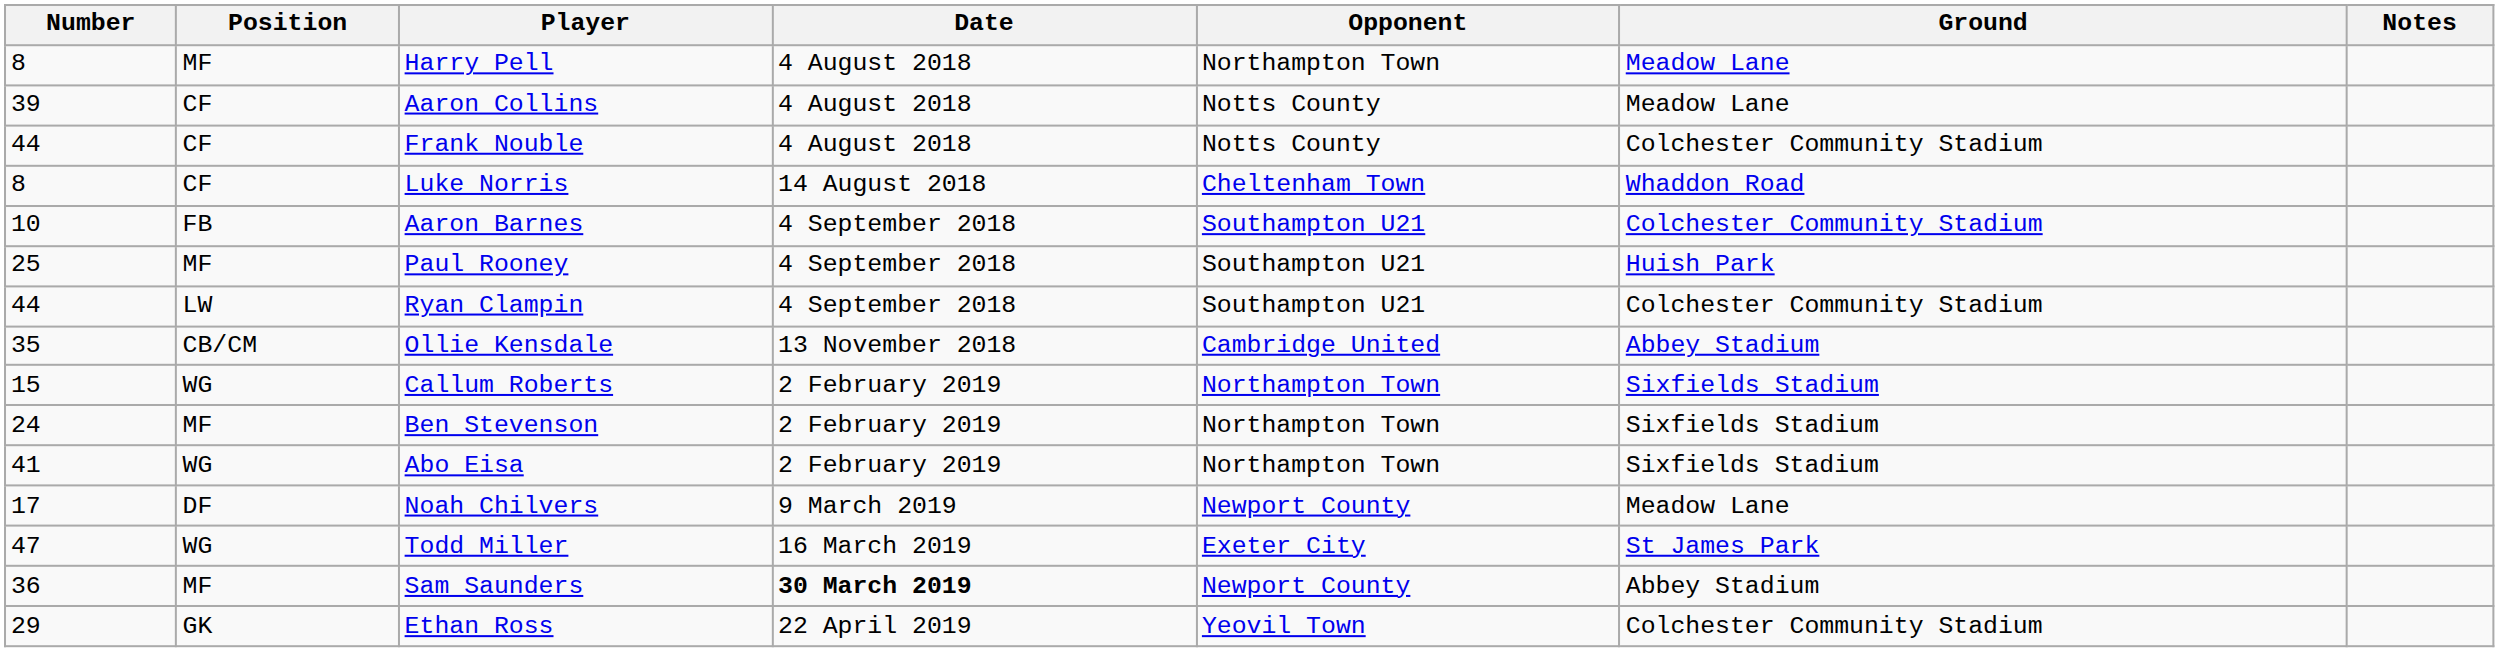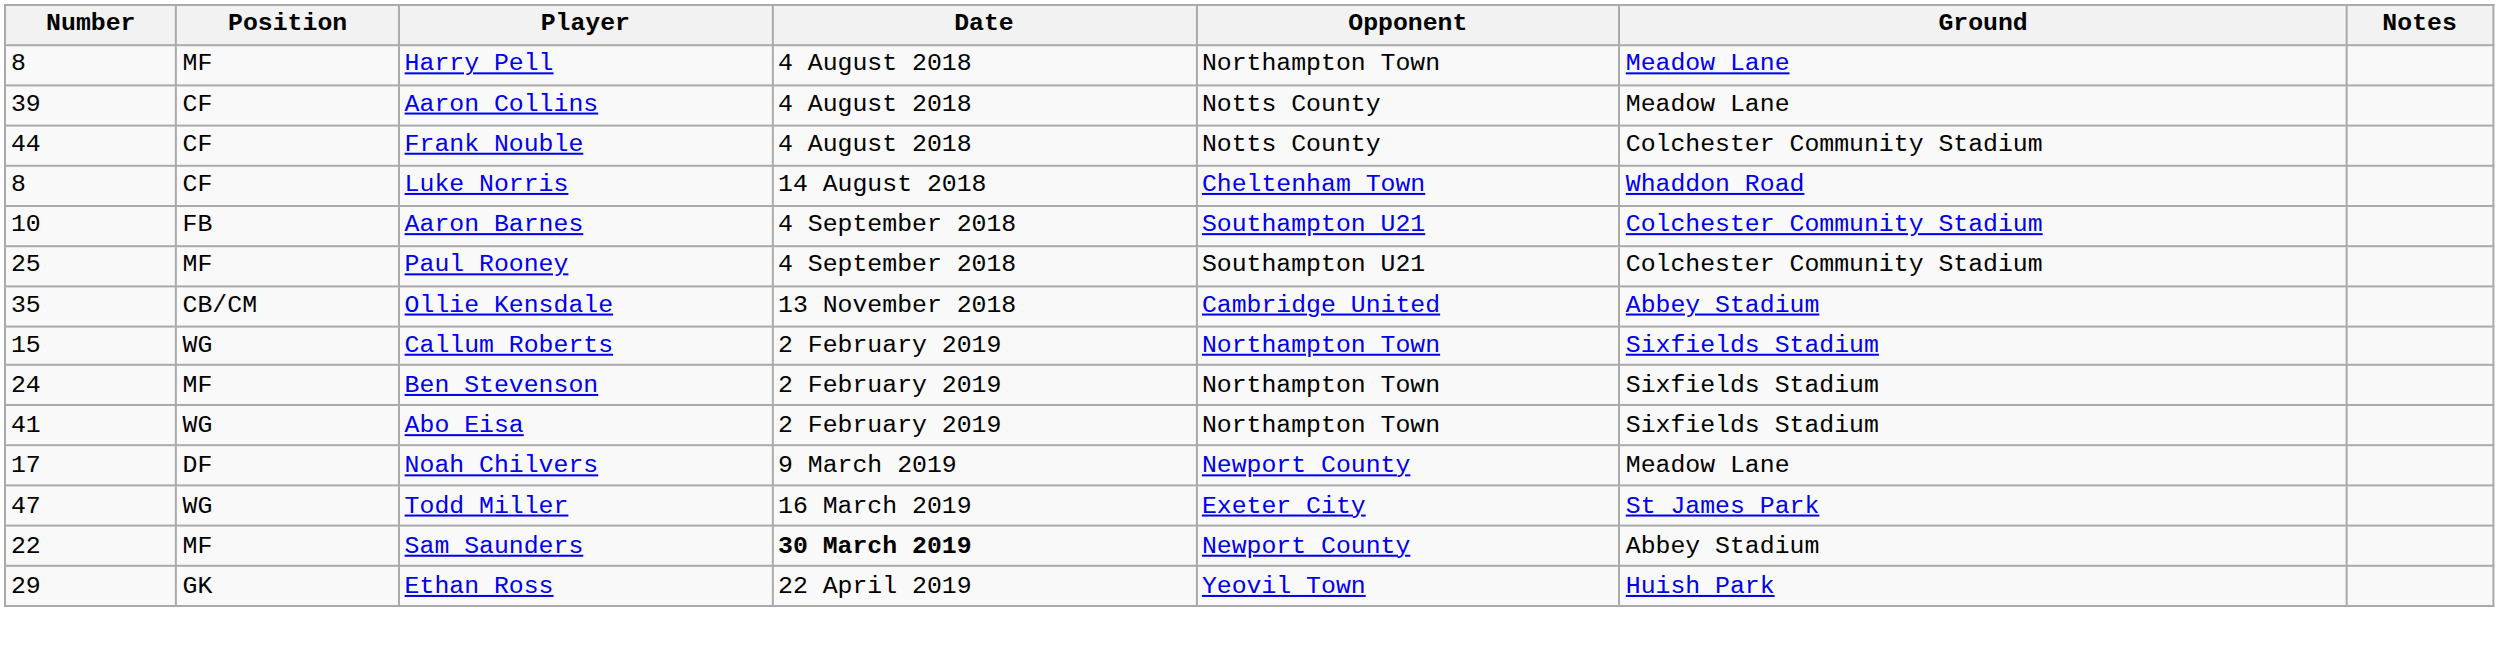(1700, 266) Huish Park -> (1834, 266) Colchester Community Stadium
- row: (494, 306)
(26, 586) 36 -> (26, 546) 22
(1834, 627) Colchester Community Stadium -> (1700, 586) Huish Park
